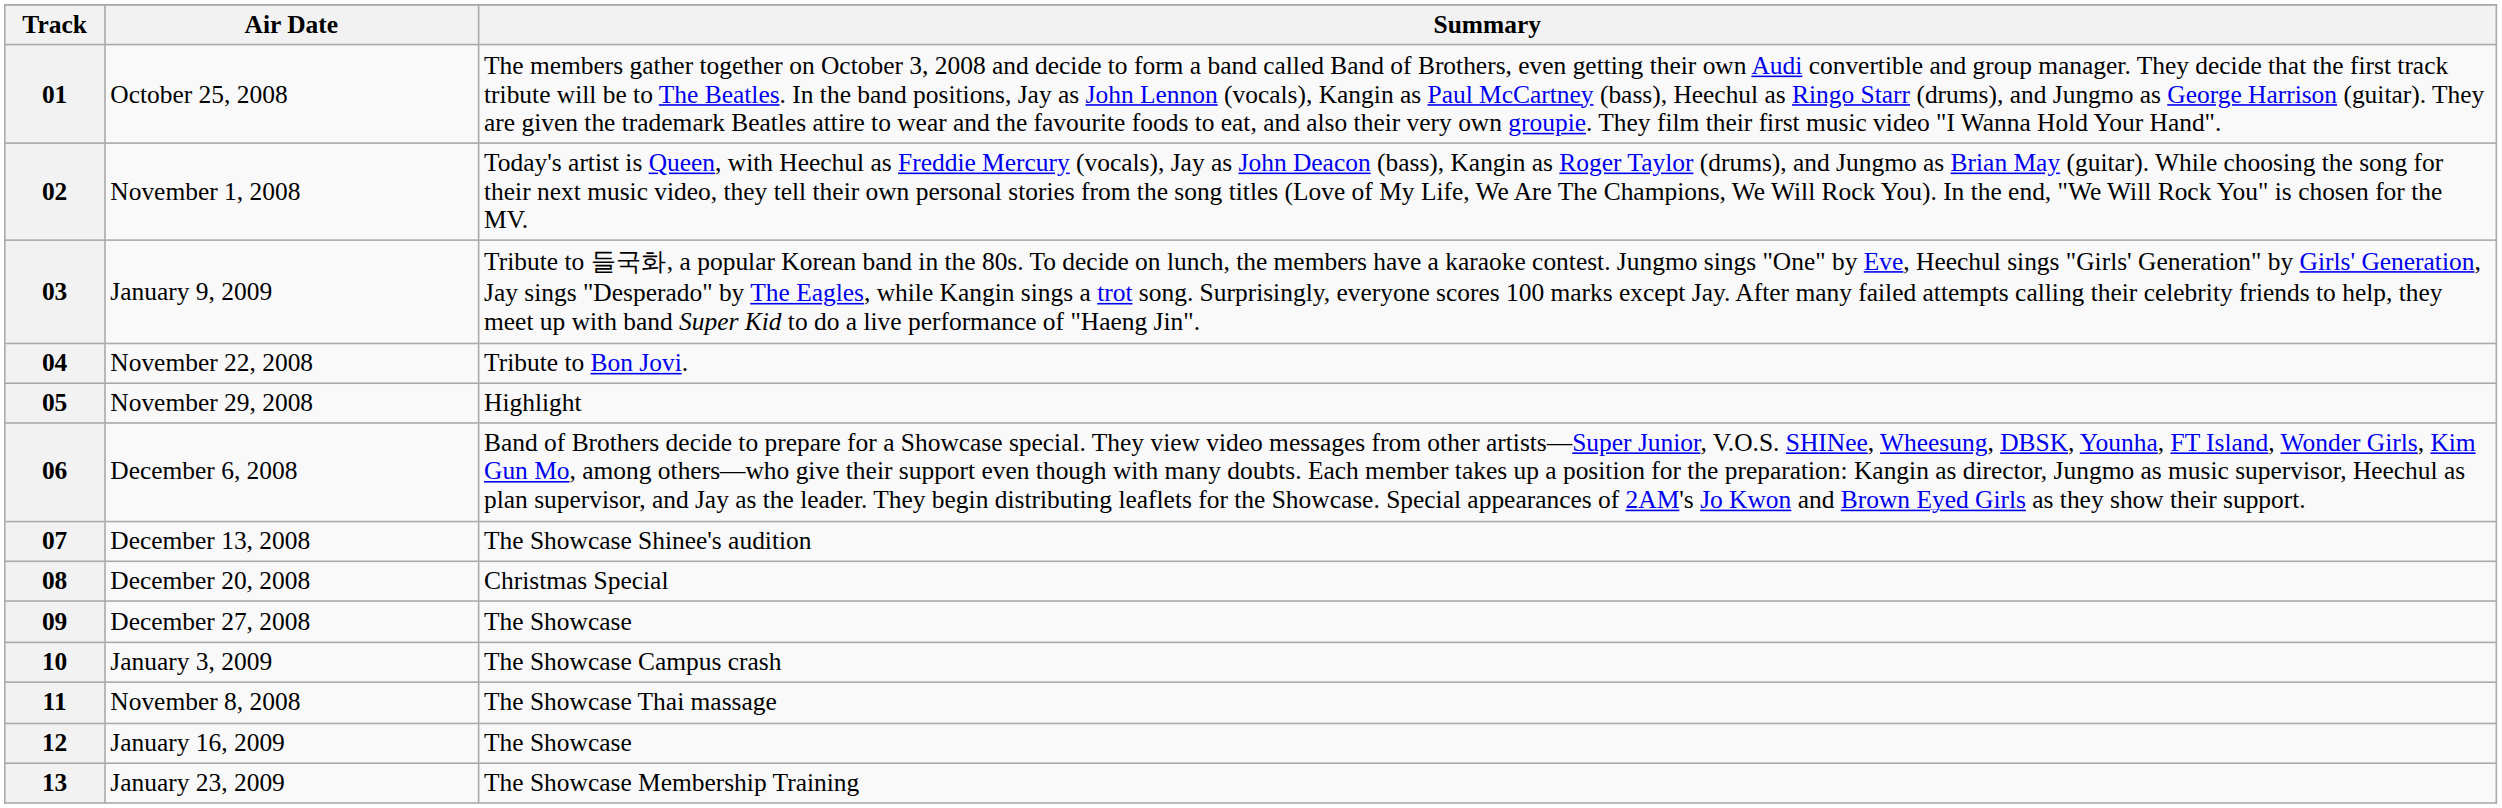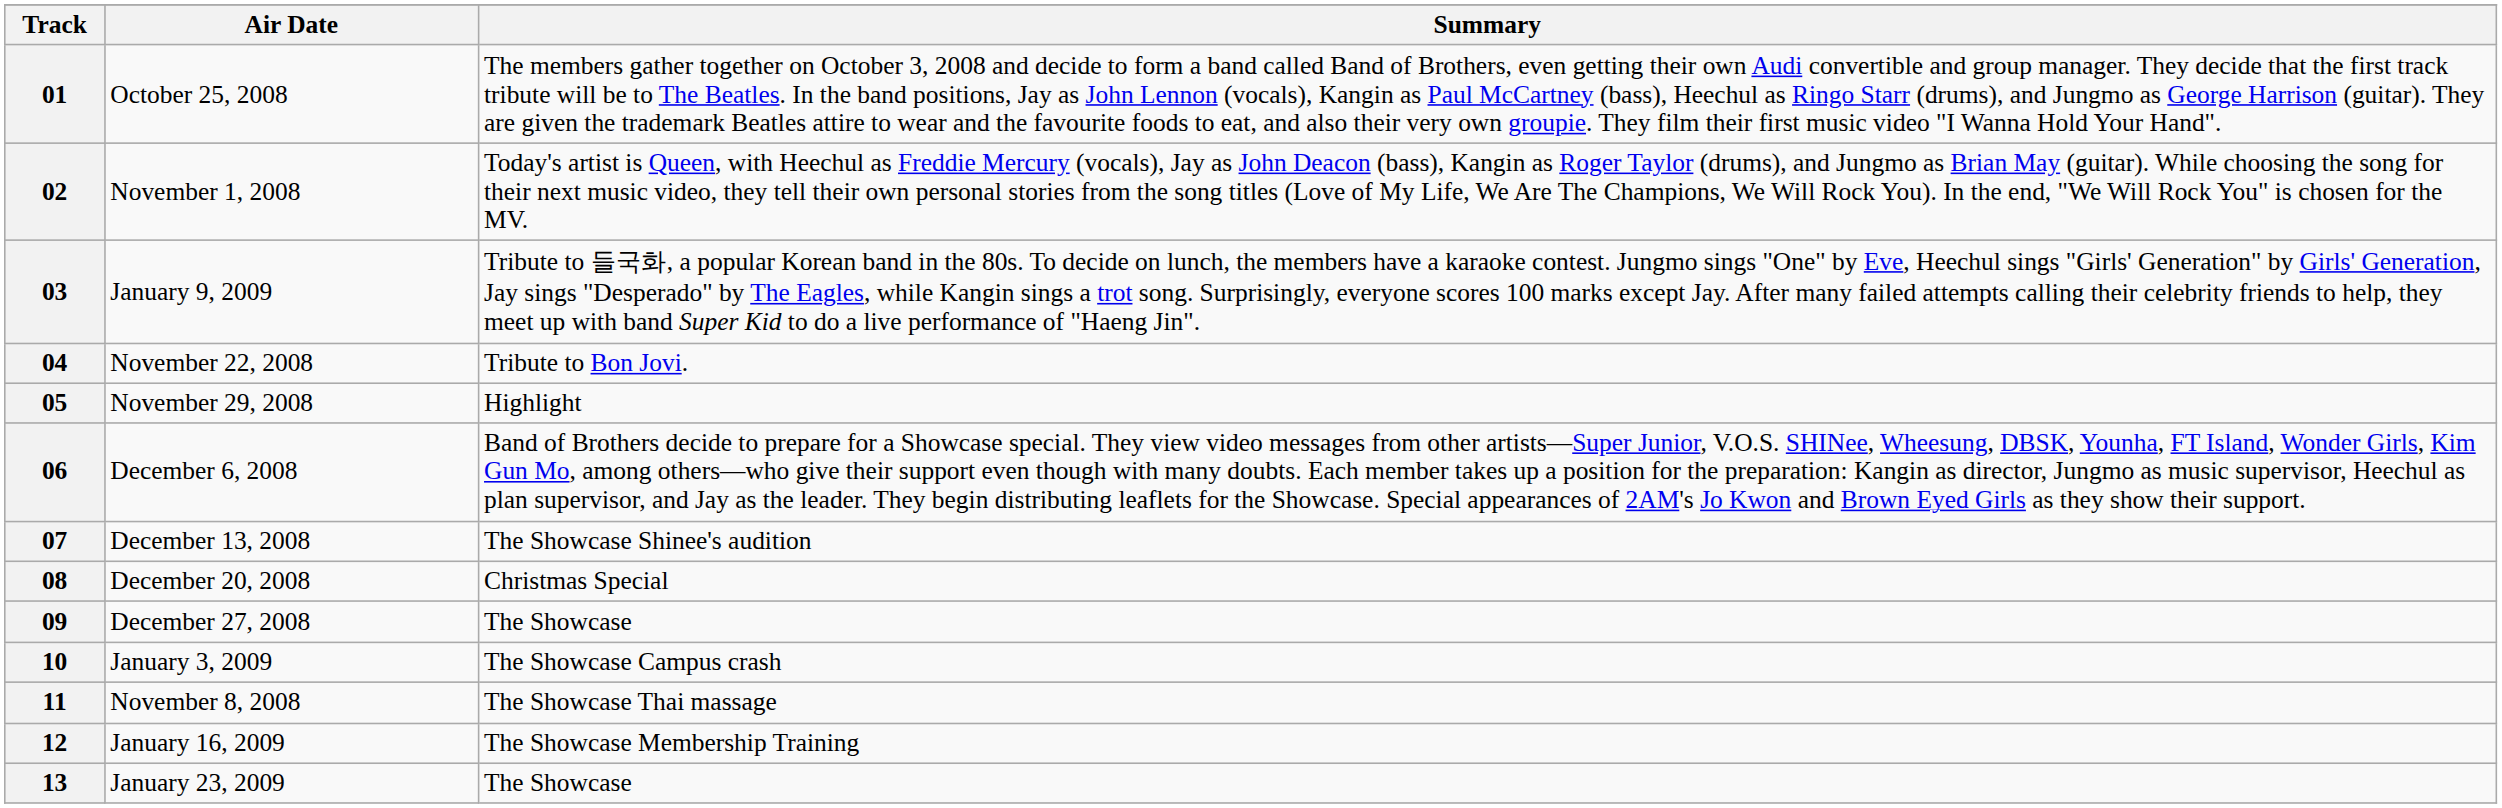(558, 742) The Showcase -> (672, 742) The Showcase Membership Training
(672, 782) The Showcase Membership Training -> (558, 782) The Showcase
